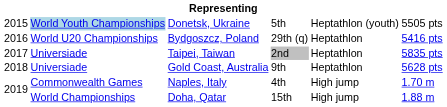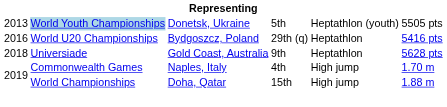(16, 23) 2015 -> (16, 23) 2013
- row: (201, 53)
